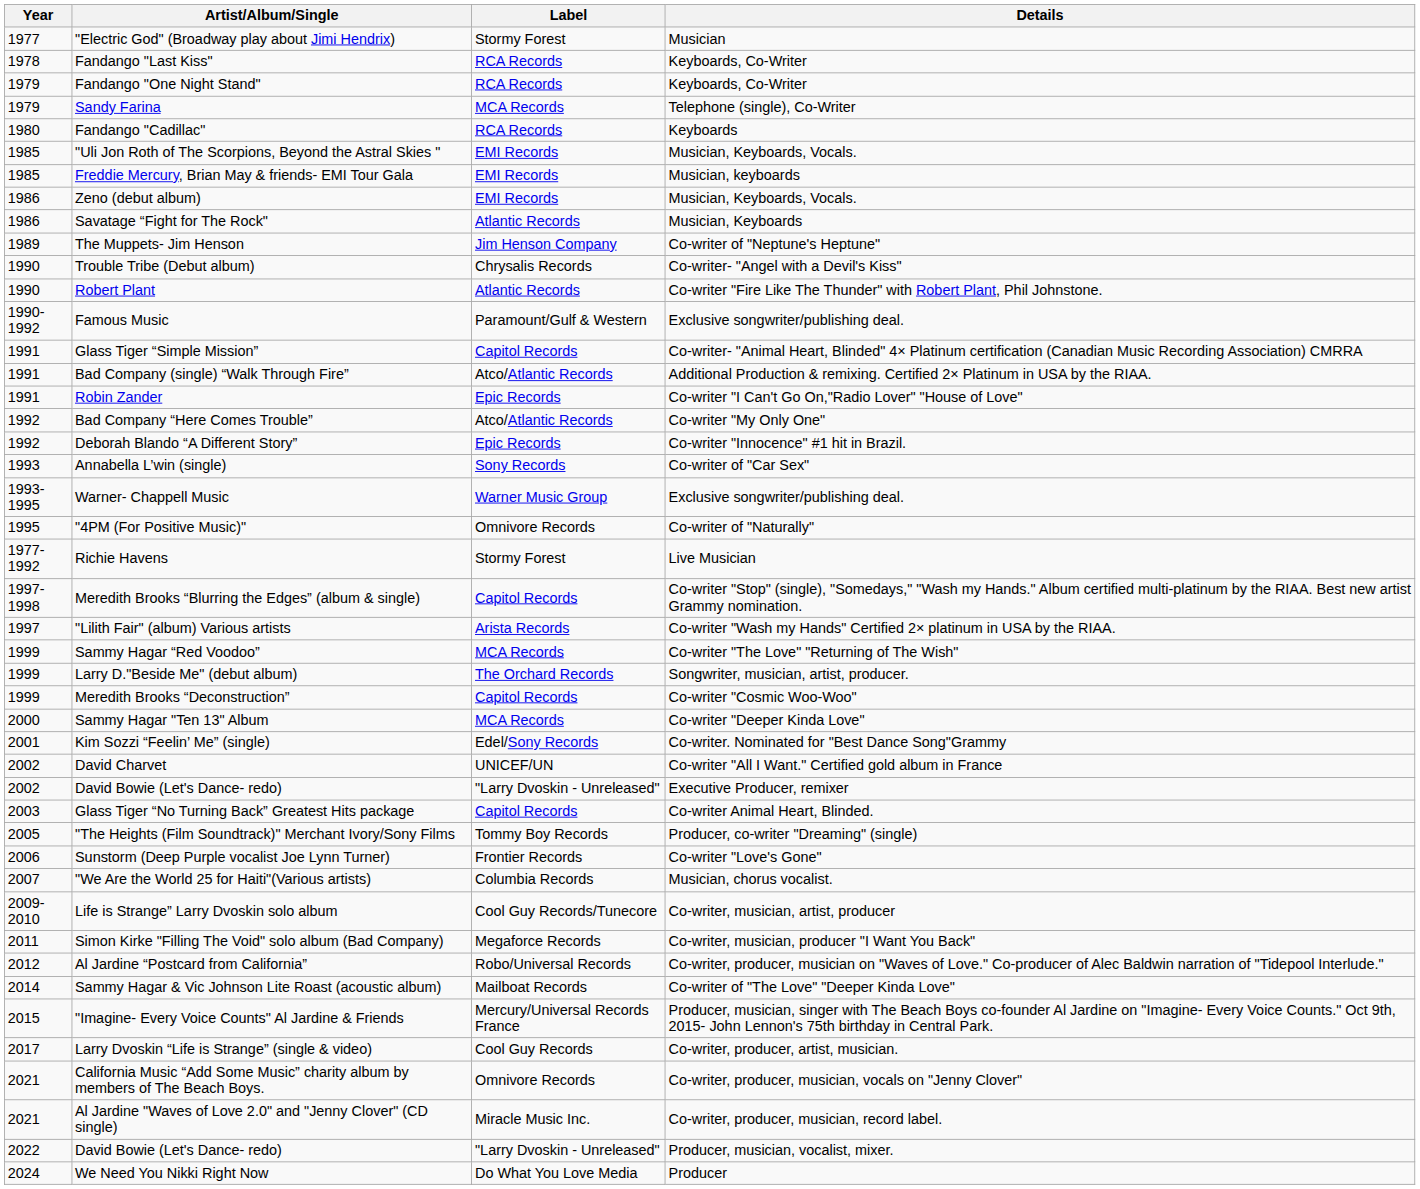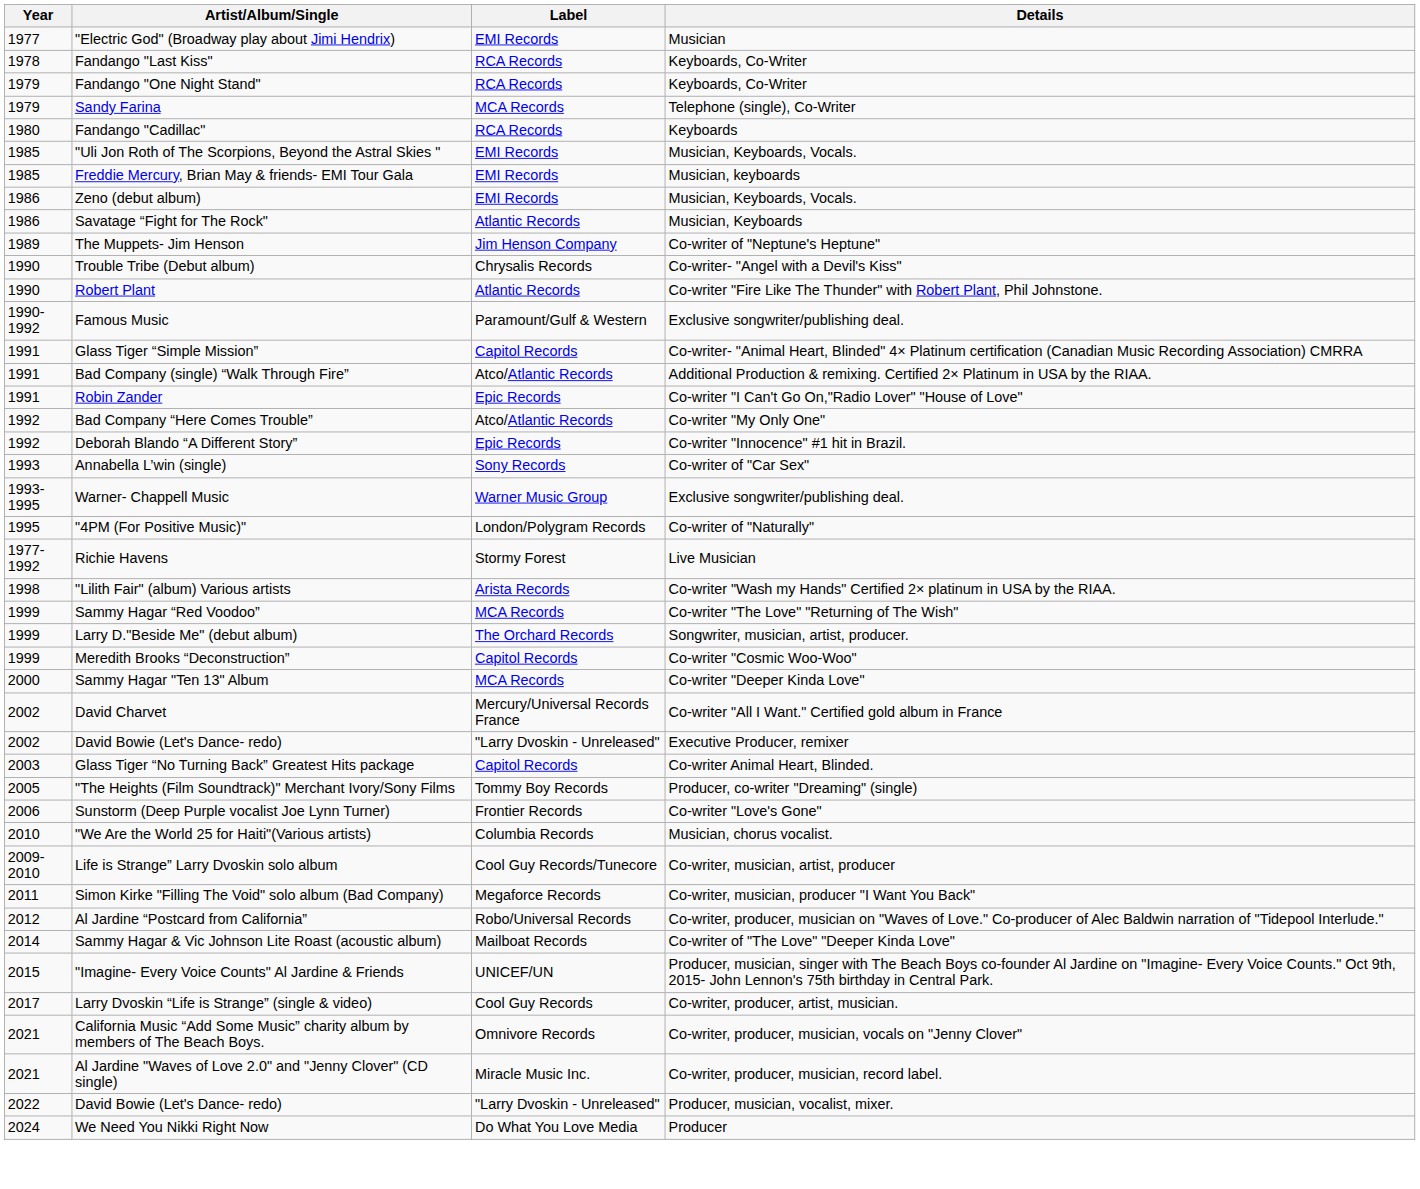(520, 38) Stormy Forest -> (517, 38) EMI Records
(535, 527) Omnivore Records -> (560, 527) London/Polygram Records
- row: (247, 597)
(24, 628) 1997 -> (24, 589) 1998
- row: (172, 743)
(514, 765) UNICEF/UN -> (562, 712) Mercury/Universal Records France
(24, 880) 2007 -> (24, 834) 2010
(562, 1018) Mercury/Universal Records France -> (514, 972) UNICEF/UN
